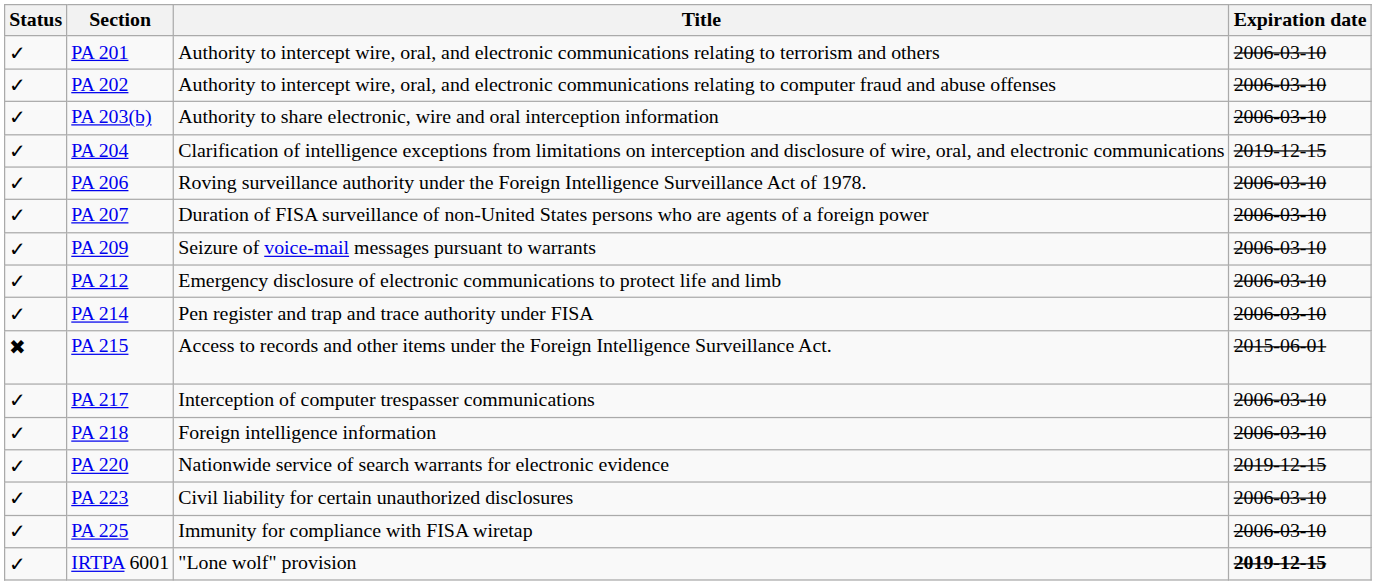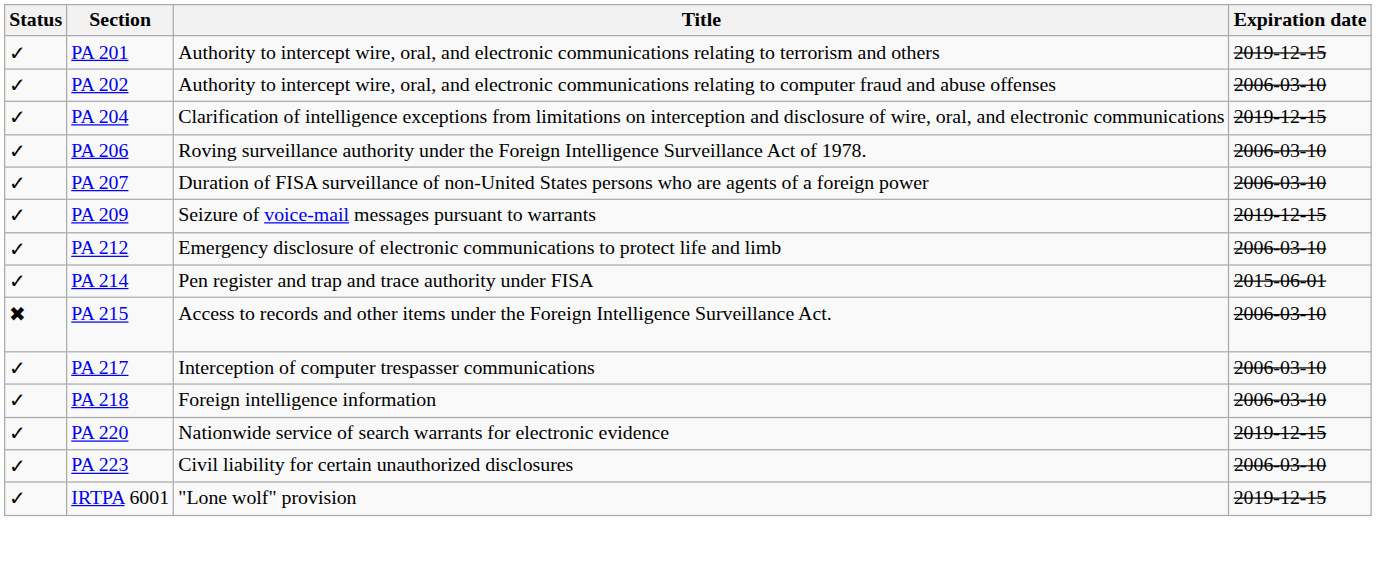(1280, 51) 2006-03-10 -> (1280, 51) 2019-12-15
- row: (111, 117)
(1280, 247) 2006-03-10 -> (1280, 215) 2019-12-15
(1280, 313) 2006-03-10 -> (1280, 280) 2015-06-01
(1280, 346) 2015-06-01 -> (1280, 313) 2006-03-10
- row: (100, 530)
(1280, 563) bold -> (1280, 497) normal
